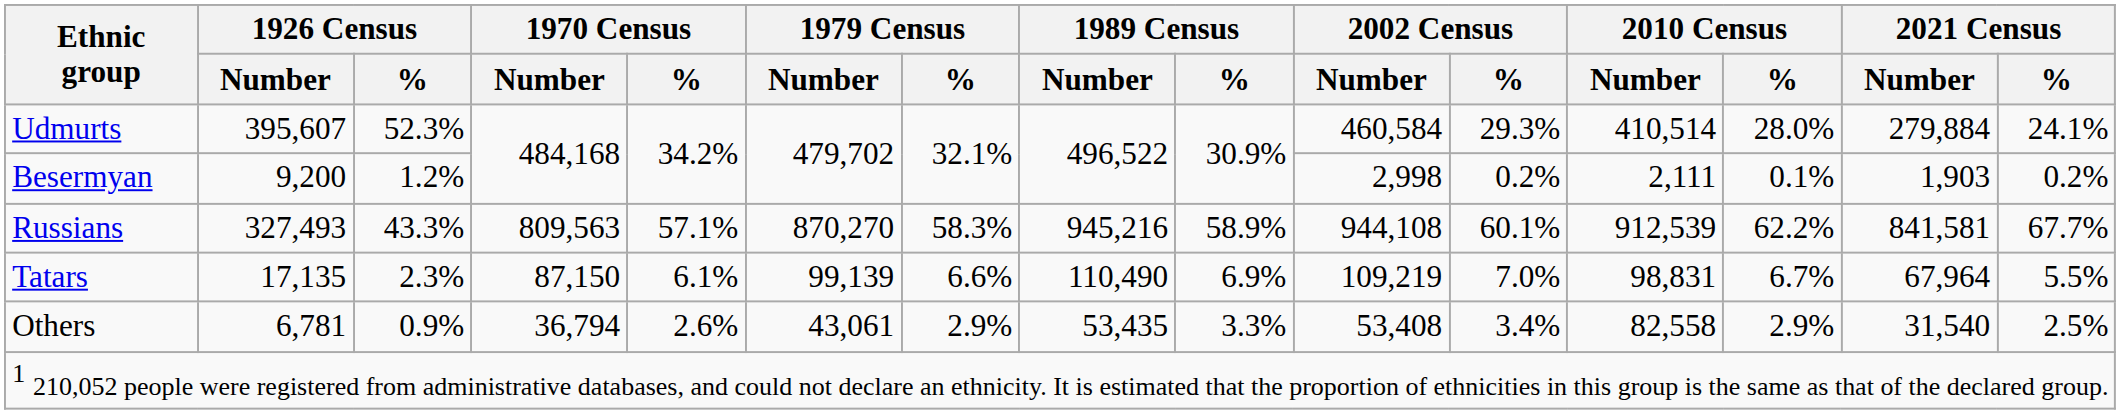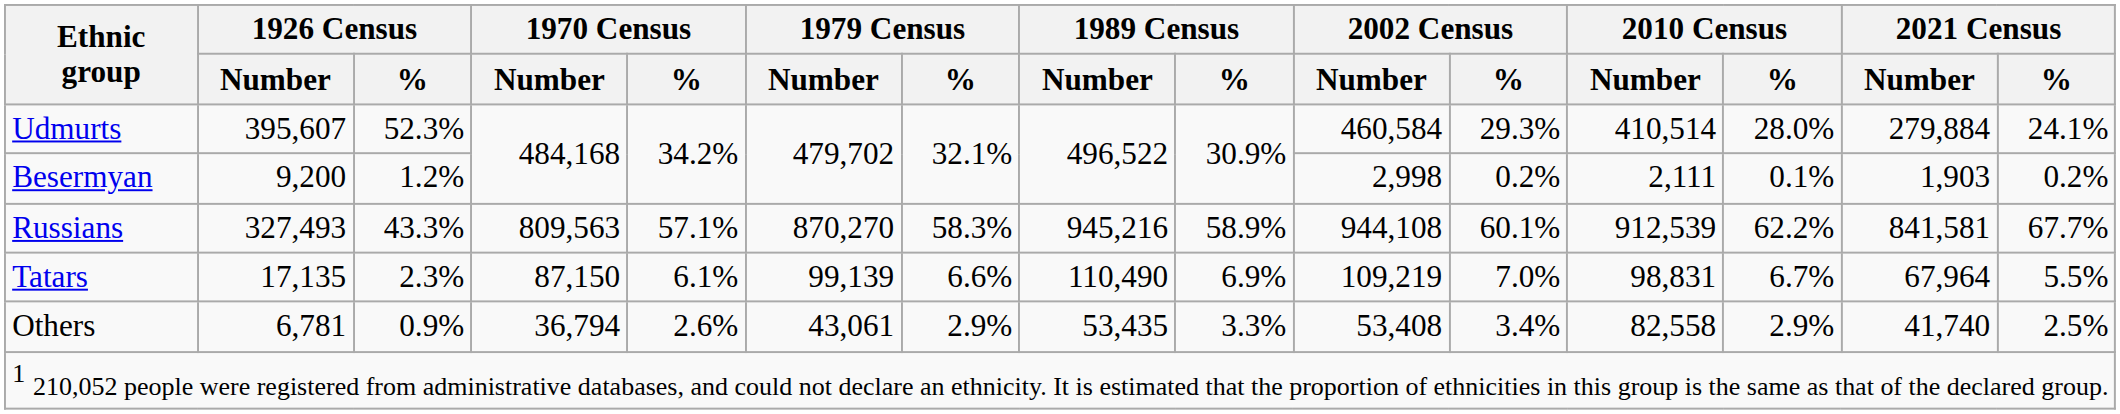(1947, 326) 31,540 -> (1947, 326) 41,740
